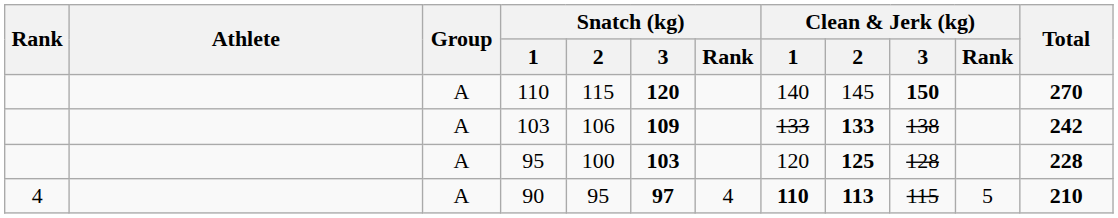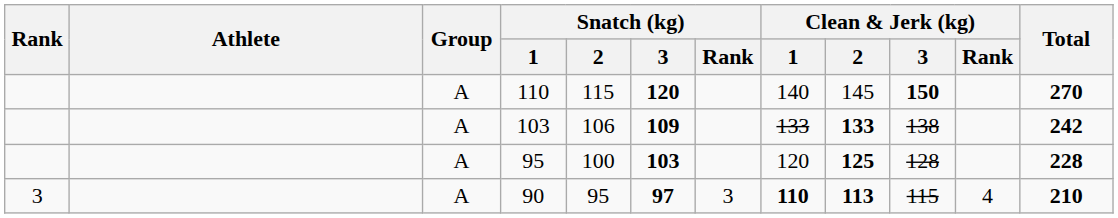(37, 195) 4 -> (37, 195) 3
(728, 195) 4 -> (728, 195) 3
(988, 195) 5 -> (988, 195) 4
